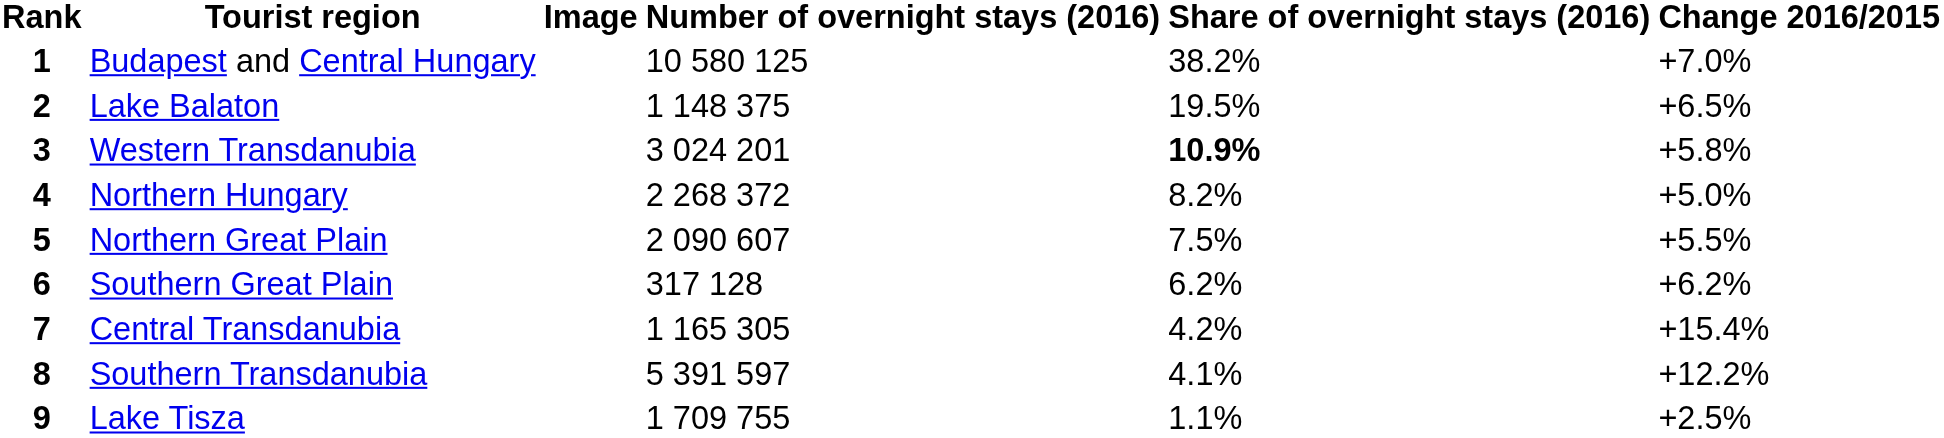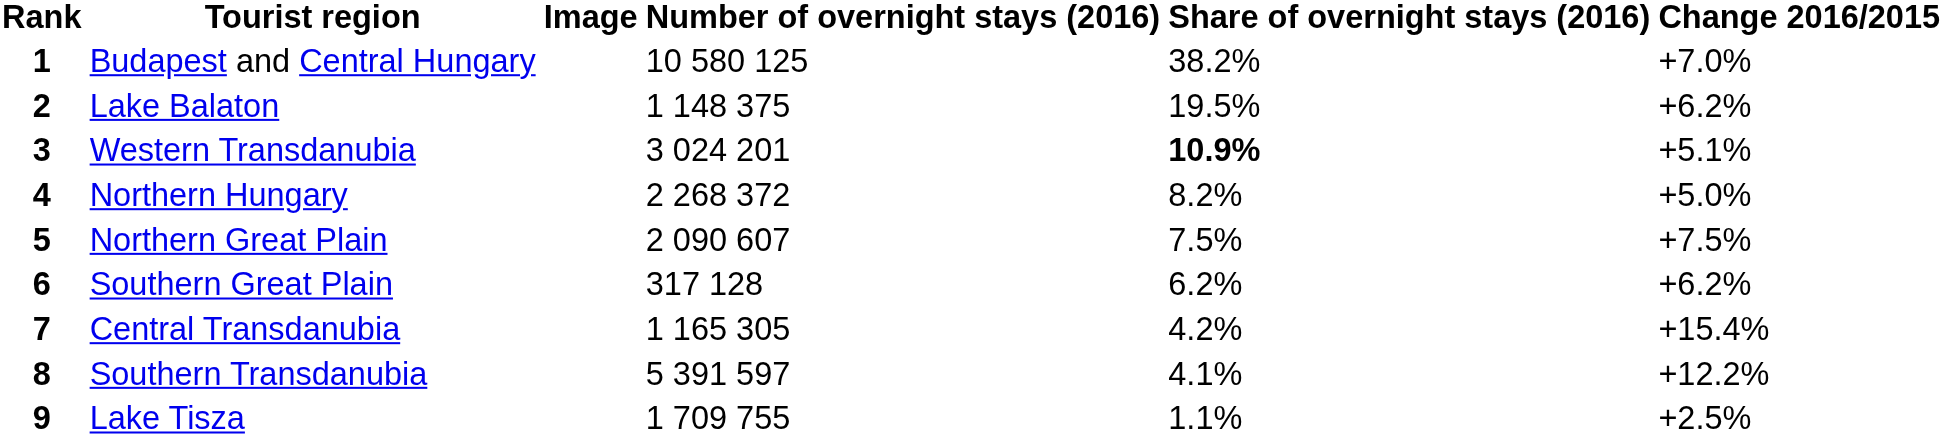(1705, 106) +6.5% -> (1705, 106) +6.2%
(1705, 150) +5.8% -> (1705, 150) +5.1%
(1705, 240) +5.5% -> (1705, 240) +7.5%
